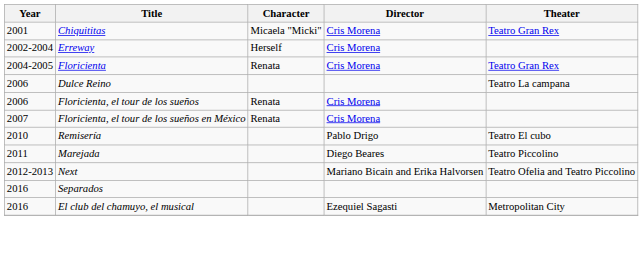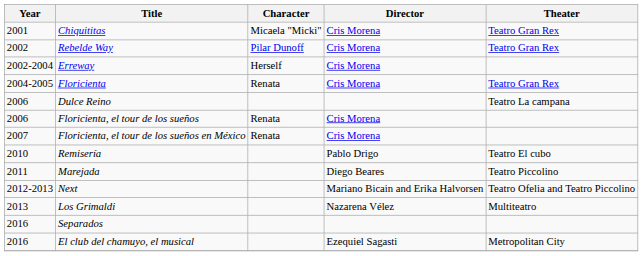+ row: (85, 48)
+ row: (87, 207)
